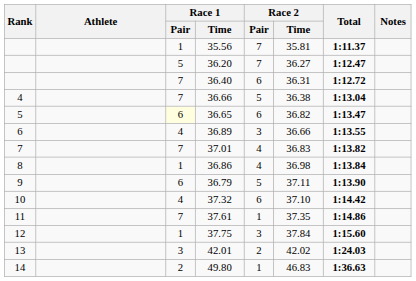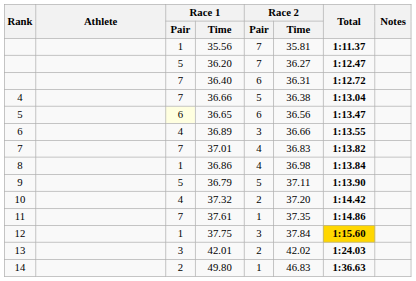(298, 115) 36.82 -> (298, 115) 36.56
(180, 183) 6 -> (180, 183) 5
(259, 200) 6 -> (259, 200) 2
(298, 200) 37.10 -> (298, 200) 37.20
(349, 234) no background -> (349, 234) gold background
